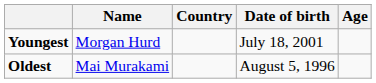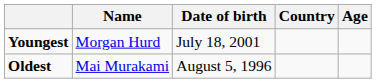columns swapped: (204, 16) <-> (287, 16)
